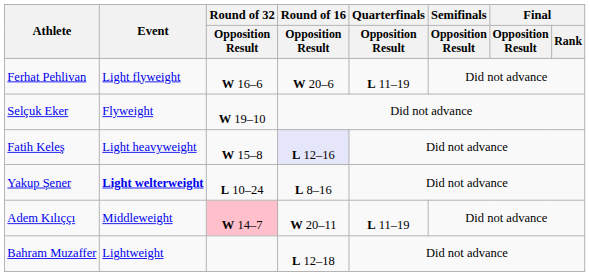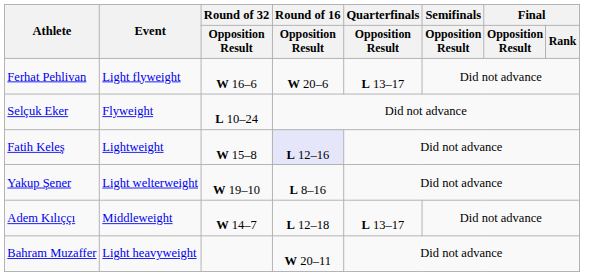(388, 84) L 11–19 -> (383, 84) L 13–17
(242, 119) W 19–10 -> (237, 119) L 10–24
(149, 147) Light heavyweight -> (133, 147) Lightweight
(153, 183) bold -> (150, 183) normal
(242, 190) L 10–24 -> (237, 190) W 19–10
(242, 225) pink background -> (237, 225) no background
(313, 225) W 20–11 -> (308, 225) L 12–18
(388, 225) L 11–19 -> (383, 225) L 13–17
(133, 254) Lightweight -> (149, 254) Light heavyweight
(313, 261) L 12–18 -> (308, 261) W 20–11
